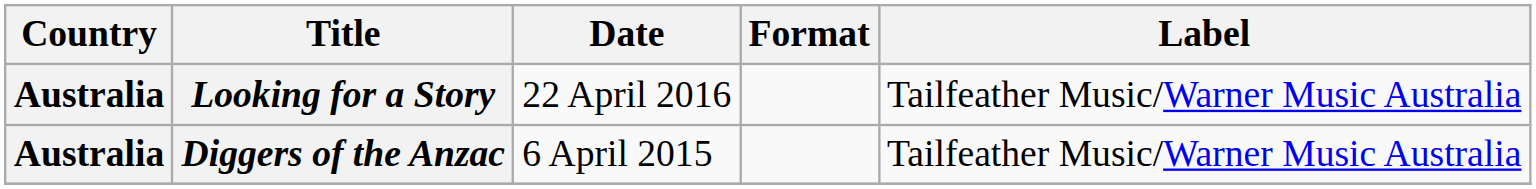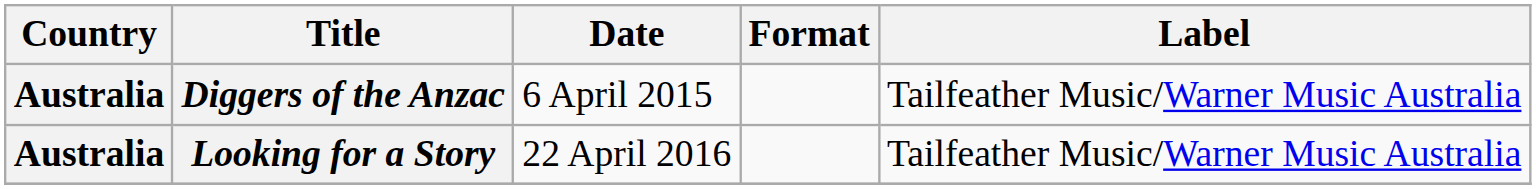rows swapped: (343, 153) <-> (343, 93)
